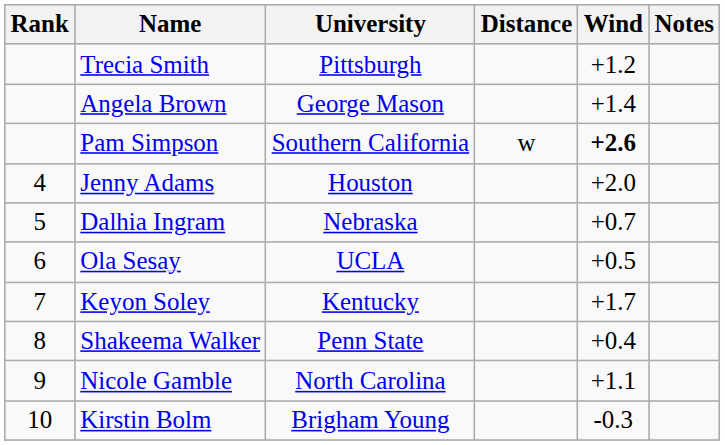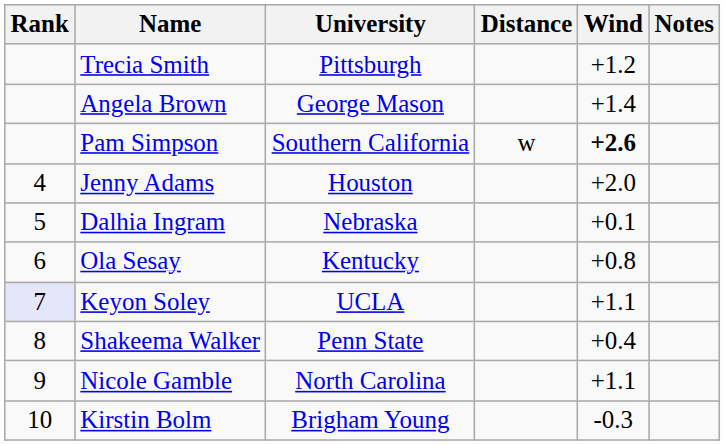(613, 222) +0.7 -> (613, 222) +0.1
(370, 261) UCLA -> (370, 261) Kentucky
(613, 261) +0.5 -> (613, 261) +0.8
(40, 301) no background -> (40, 301) lavender background
(370, 301) Kentucky -> (370, 301) UCLA
(613, 301) +1.7 -> (613, 301) +1.1
